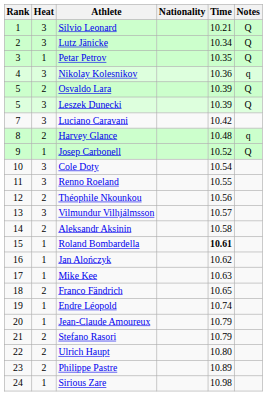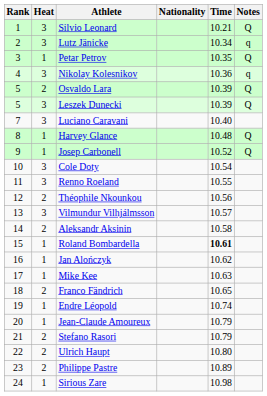(248, 43) Q -> (248, 43) q
(221, 120) 10.42 -> (221, 120) 10.40
(44, 136) 2 -> (44, 136) 1
(248, 136) q -> (248, 136) Q
